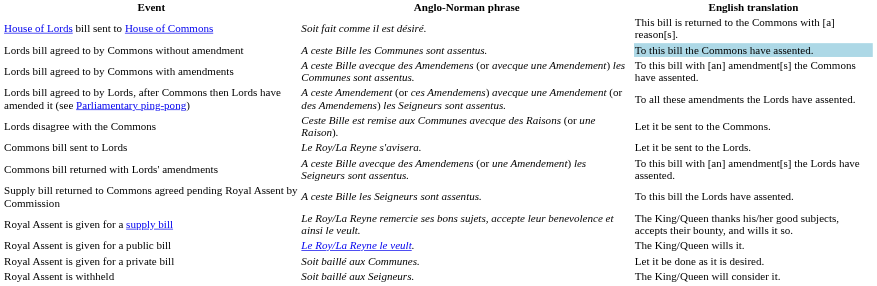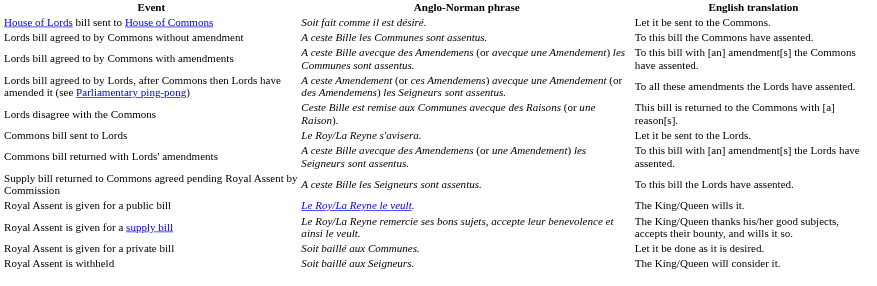(735, 28) This bill is returned to the Commons with [a] reason[s]. -> (703, 22) Let it be sent to the Commons.
(724, 50) lightblue background -> (724, 37) no background
(703, 126) Let it be sent to the Commons. -> (735, 114) This bill is returned to the Commons with [a] reason[s].
rows swapped: (88, 246) <-> (89, 224)
